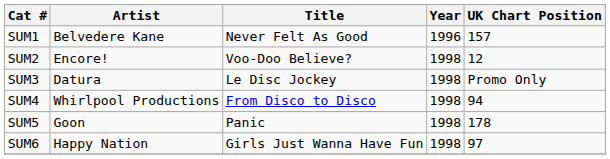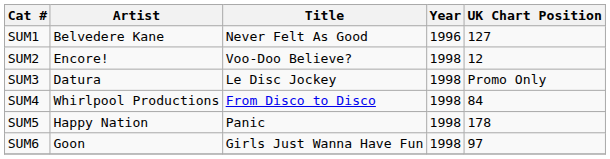(479, 37) 157 -> (479, 37) 127
(475, 101) 94 -> (475, 101) 84
(69, 122) Goon -> (101, 122) Happy Nation
(101, 144) Happy Nation -> (69, 144) Goon
